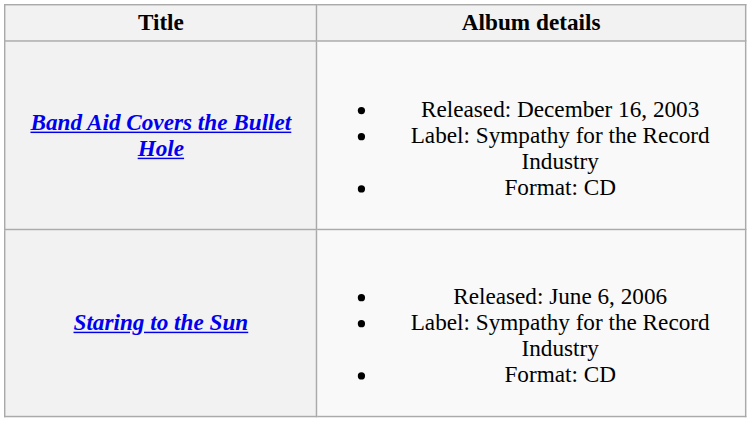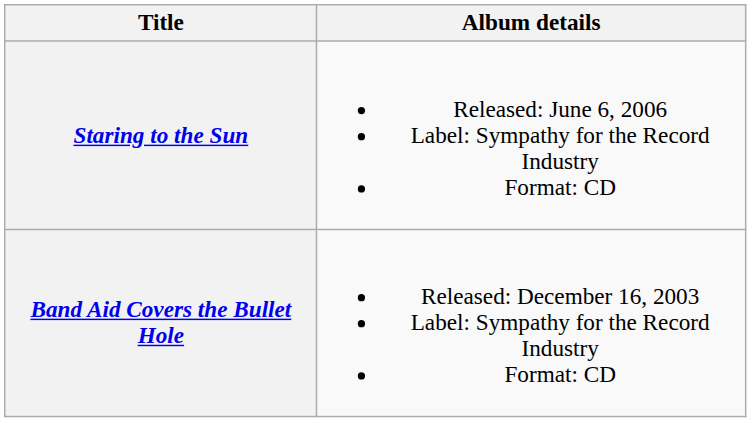rows swapped: (161, 135) <-> (161, 322)
